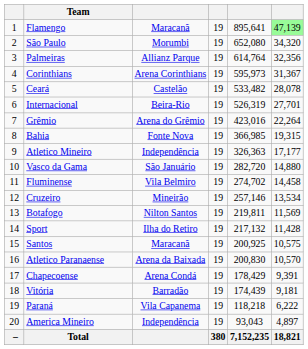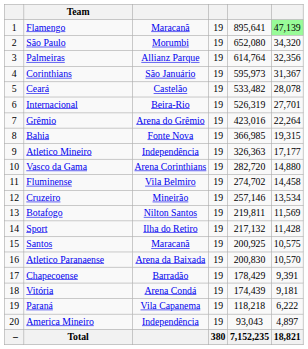(170, 74) Arena Corinthians -> (170, 74) São Januário
(170, 167) São Januário -> (170, 167) Arena Corinthians
(170, 275) Arena Condá -> (170, 275) Barradão
(170, 290) Barradão -> (170, 290) Arena Condá
